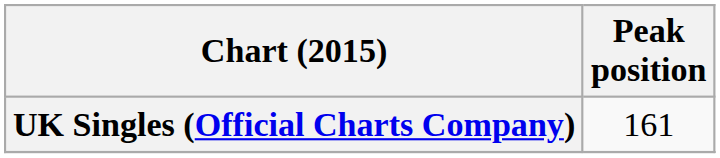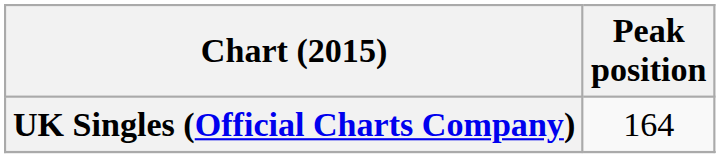(649, 123) 161 -> (649, 123) 164
